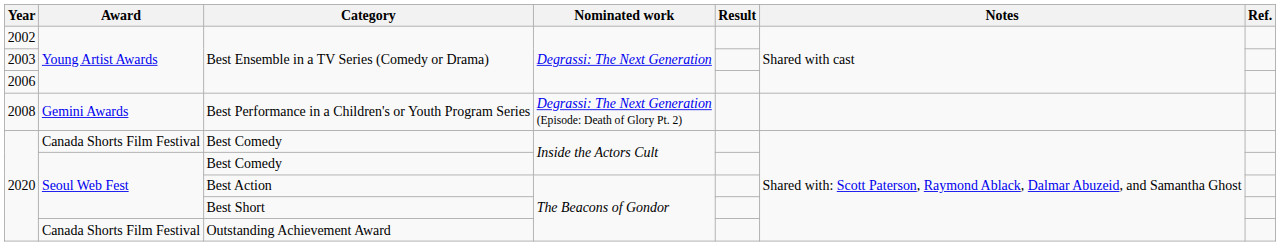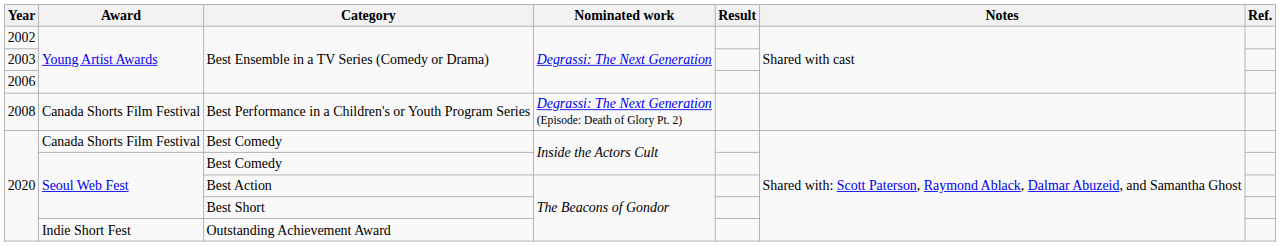(85, 111) Gemini Awards -> (121, 111) Canada Shorts Film Festival
(121, 229) Canada Shorts Film Festival -> (86, 229) Indie Short Fest
